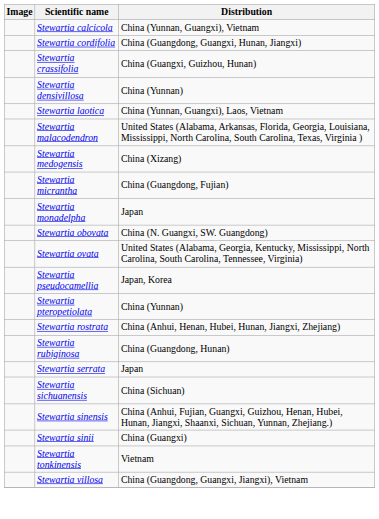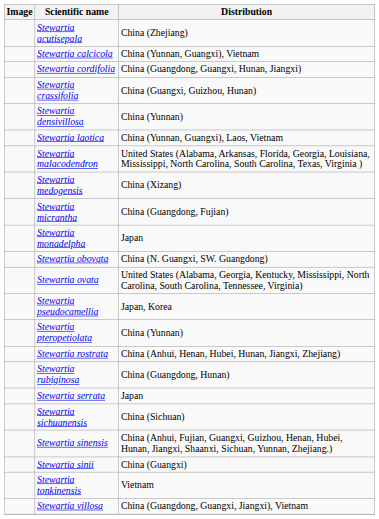+ row: (60, 33)
